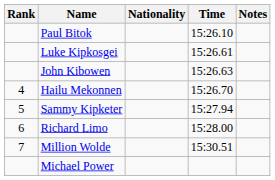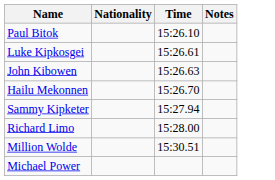- column: (21, 14)
